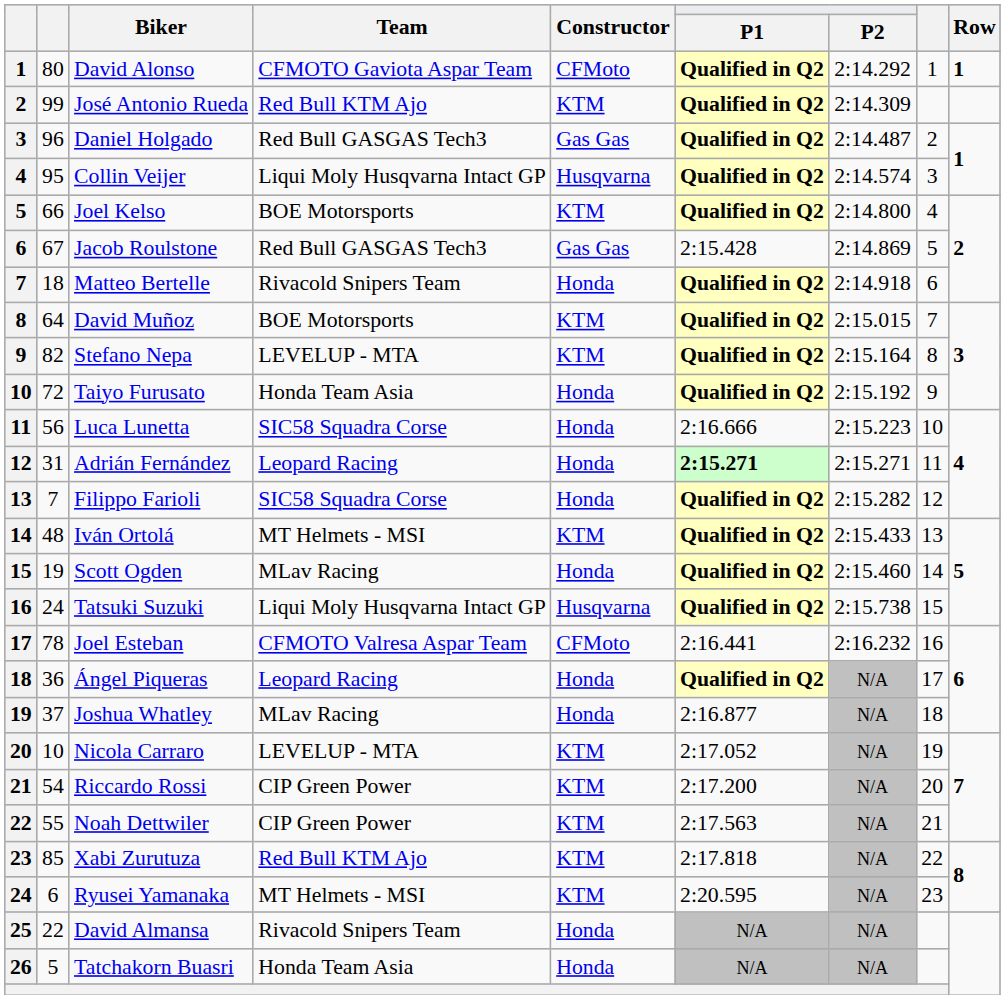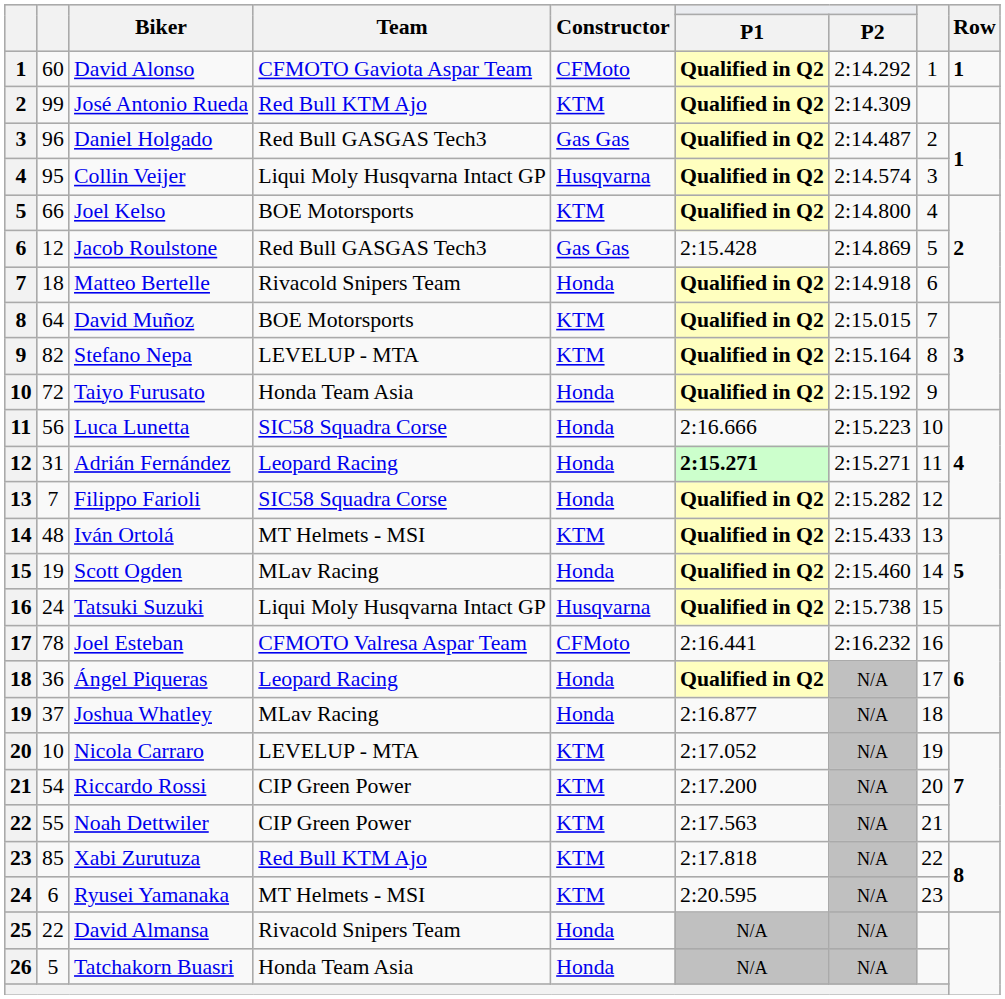(53, 68) 80 -> (53, 68) 60
(53, 247) 67 -> (53, 247) 12
